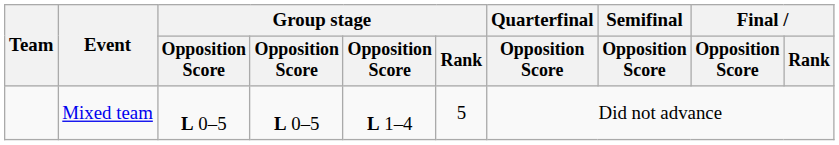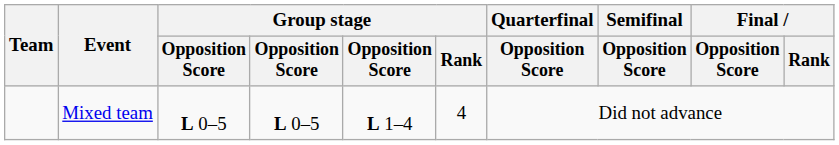(461, 113) 5 -> (461, 113) 4
